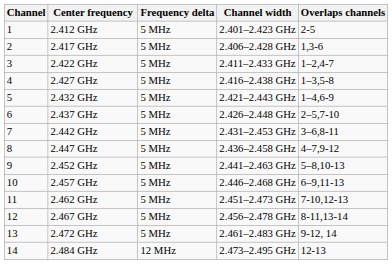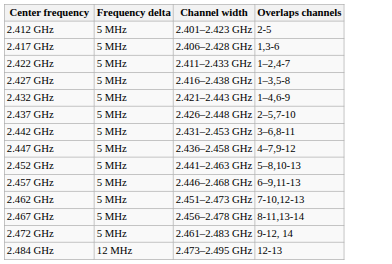- column: (26, 13)
